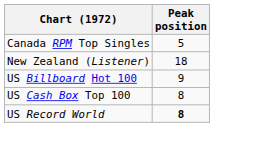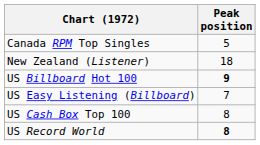(181, 78) normal -> (227, 78) bold
+ row: (101, 96)
